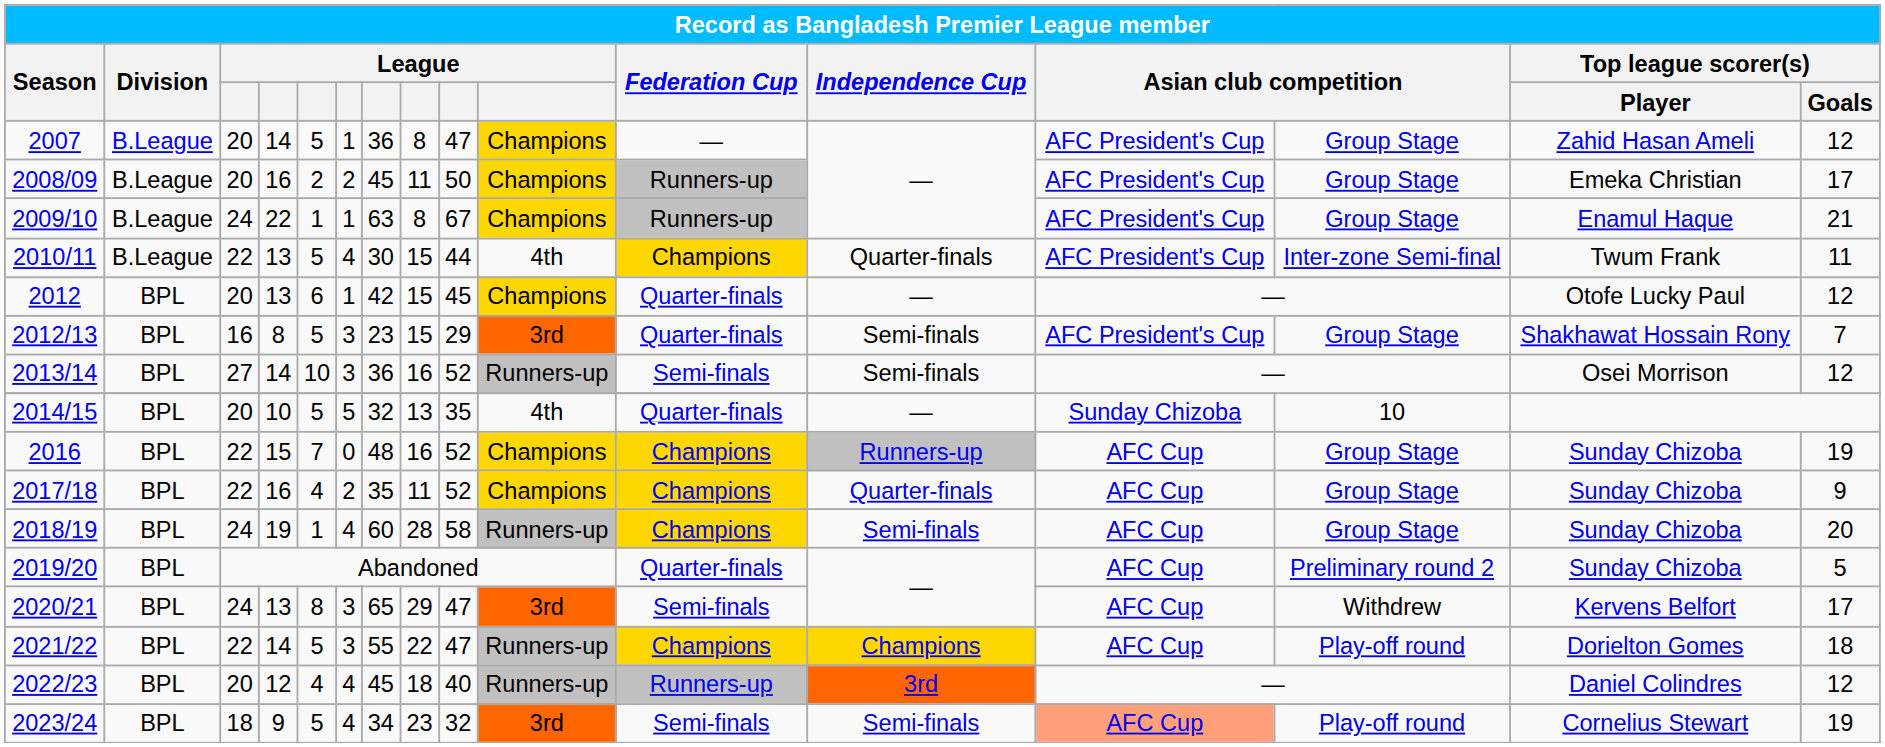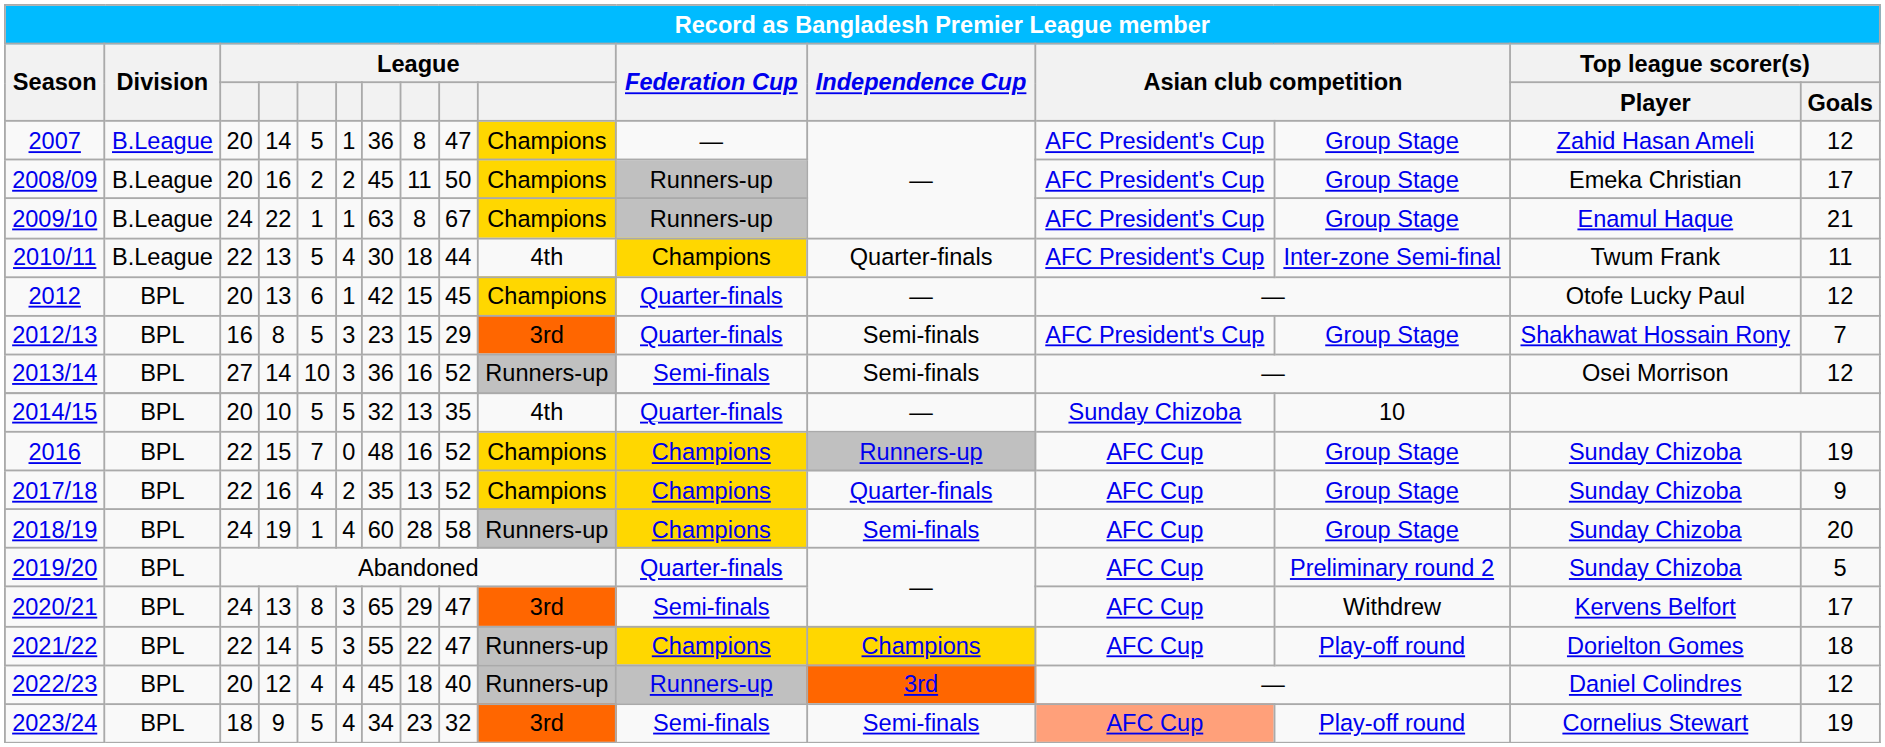(419, 257) 15 -> (419, 257) 18
(419, 490) 11 -> (419, 490) 13
